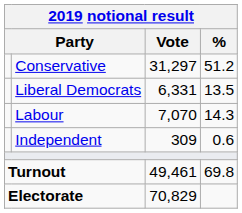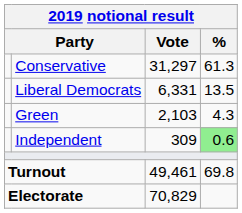(219, 66) 51.2 -> (219, 66) 61.3
- row: (39, 115)
+ row: (37, 115)
(223, 139) no background -> (223, 139) lightgreen background
